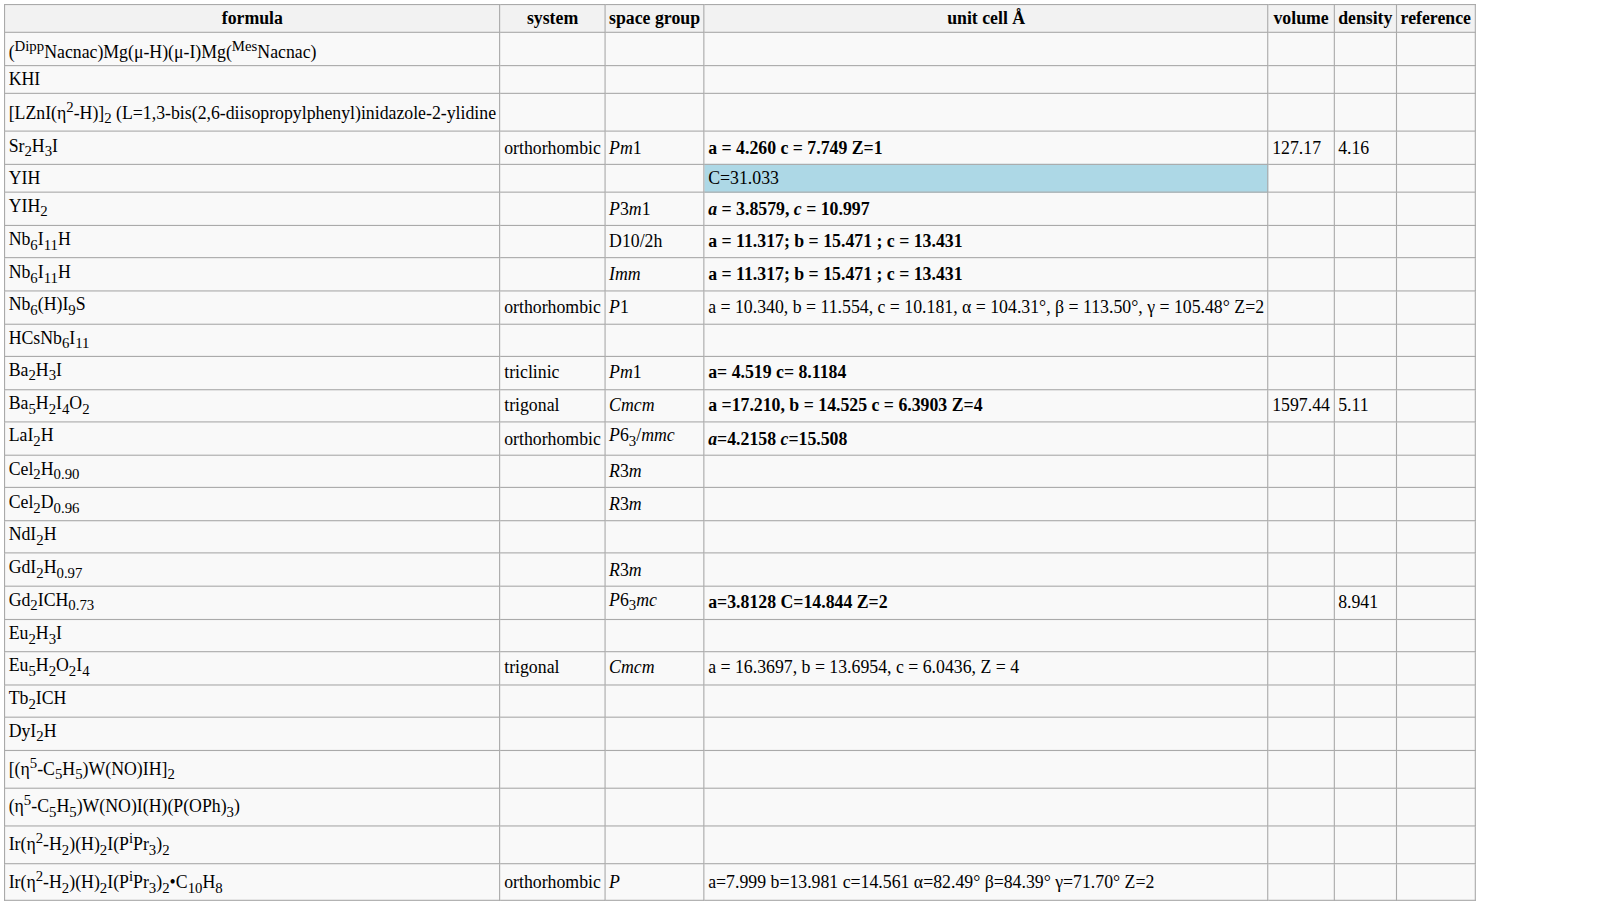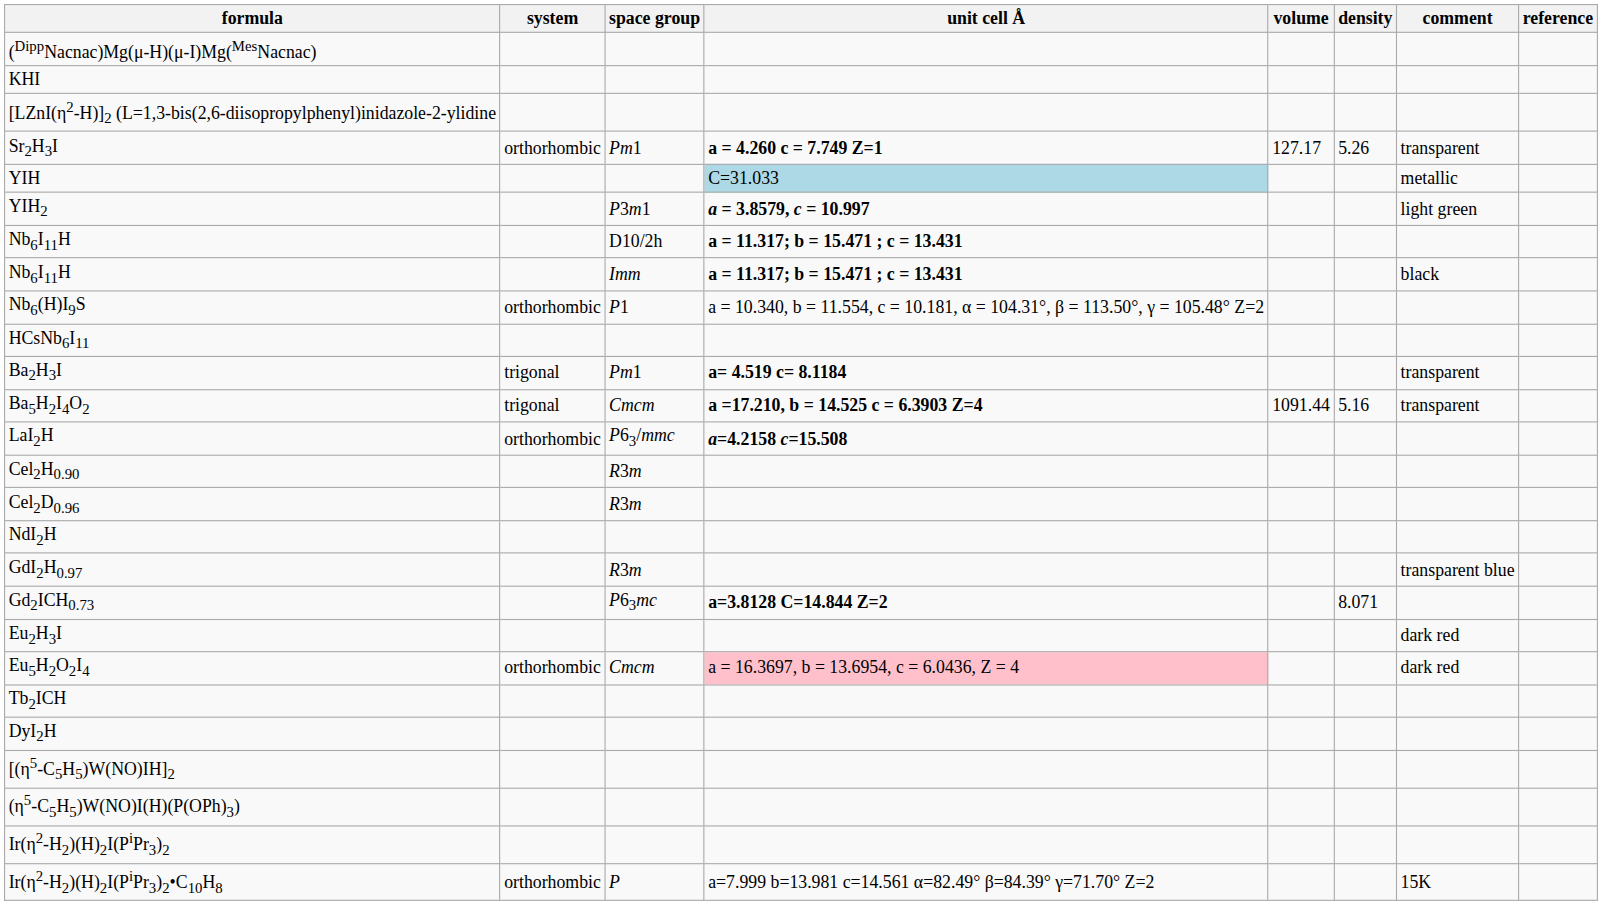+ column: (1458, 18)
(1354, 147) 4.16 -> (1354, 147) 5.26
(532, 372) triclinic -> (532, 372) trigonal
(1301, 405) 1597.44 -> (1301, 405) 1091.44
(1353, 405) 5.11 -> (1354, 405) 5.16
(1358, 602) 8.941 -> (1358, 602) 8.071
(532, 668) trigonal -> (553, 668) orthorhombic
(864, 668) no background -> (864, 668) pink background
